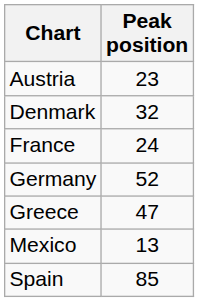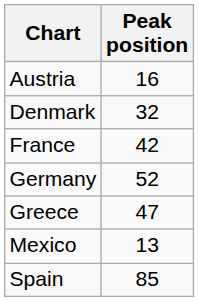(147, 78) 23 -> (147, 78) 16
(147, 145) 24 -> (147, 145) 42
